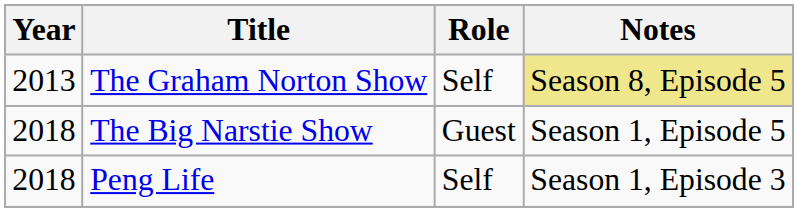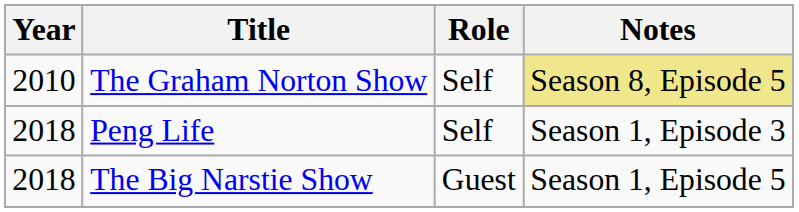(44, 79) 2013 -> (44, 79) 2010
rows swapped: (231, 130) <-> (152, 180)
